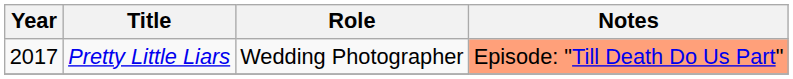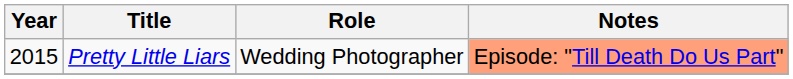(34, 56) 2017 -> (34, 56) 2015
